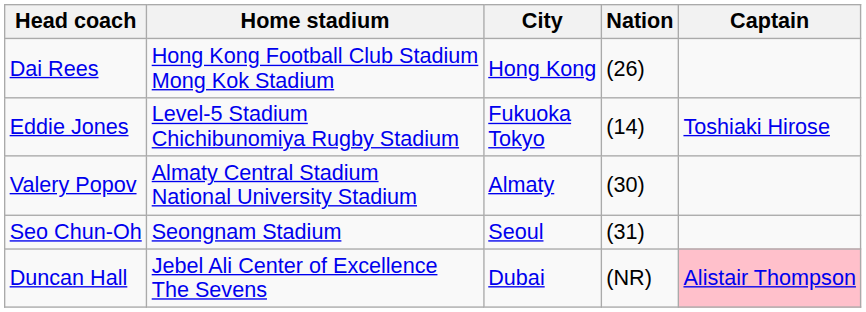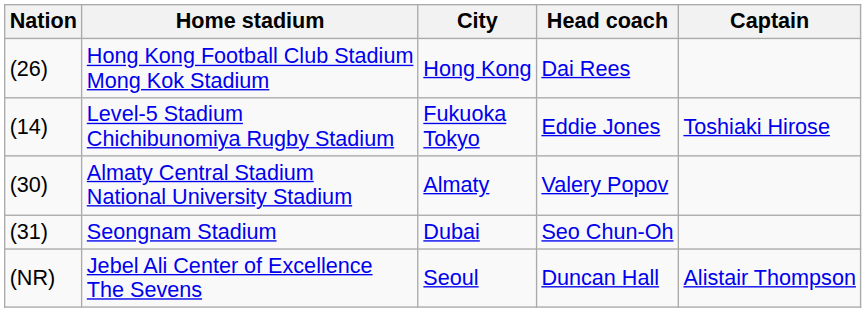columns swapped: (640, 21) <-> (76, 21)
(516, 231) Seoul -> (452, 231) Dubai
(516, 277) Dubai -> (451, 277) Seoul
(770, 277) pink background -> (770, 277) no background
